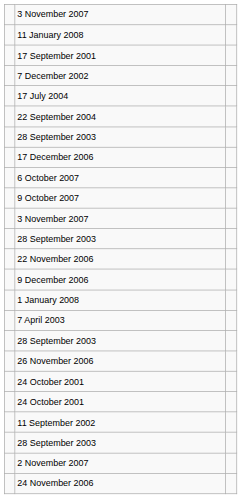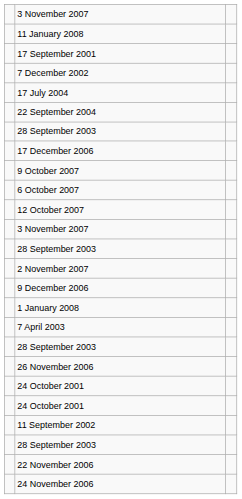rows swapped: (10, 178) <-> (10, 198)
+ row: (10, 210)
rows swapped: (10, 463) <-> (10, 259)
